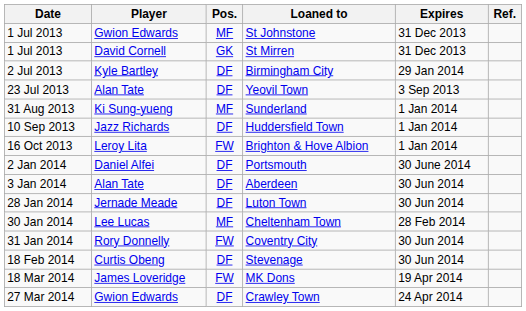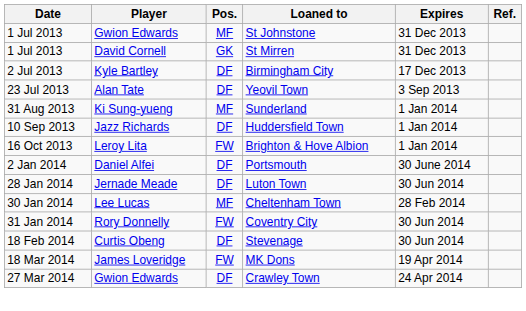(431, 71) 29 Jan 2014 -> (432, 71) 17 Dec 2013
- row: (272, 184)
